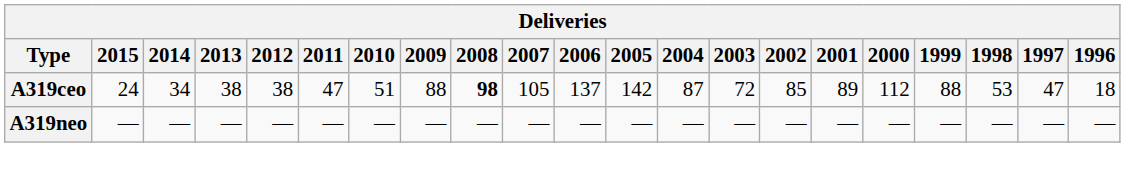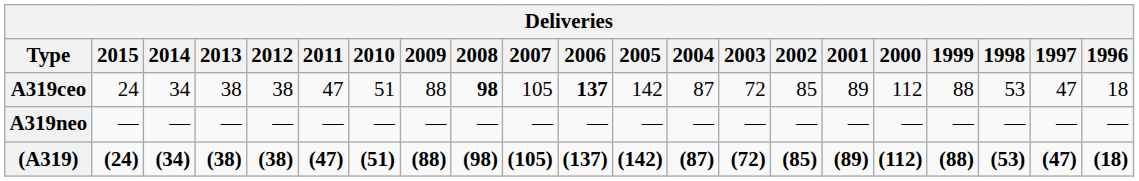(585, 90) normal -> (592, 90) bold
+ row: (48, 158)
